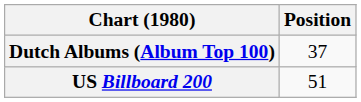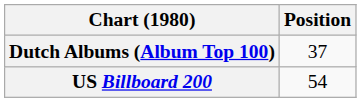(318, 81) 51 -> (318, 81) 54
